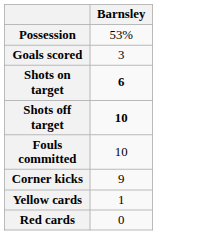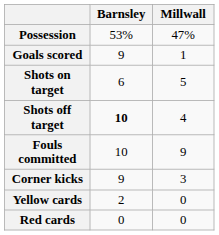+ column: (183, 14)
(121, 55) 3 -> (121, 55) 9
(121, 82) bold -> (121, 82) normal
(121, 199) 1 -> (121, 199) 2
